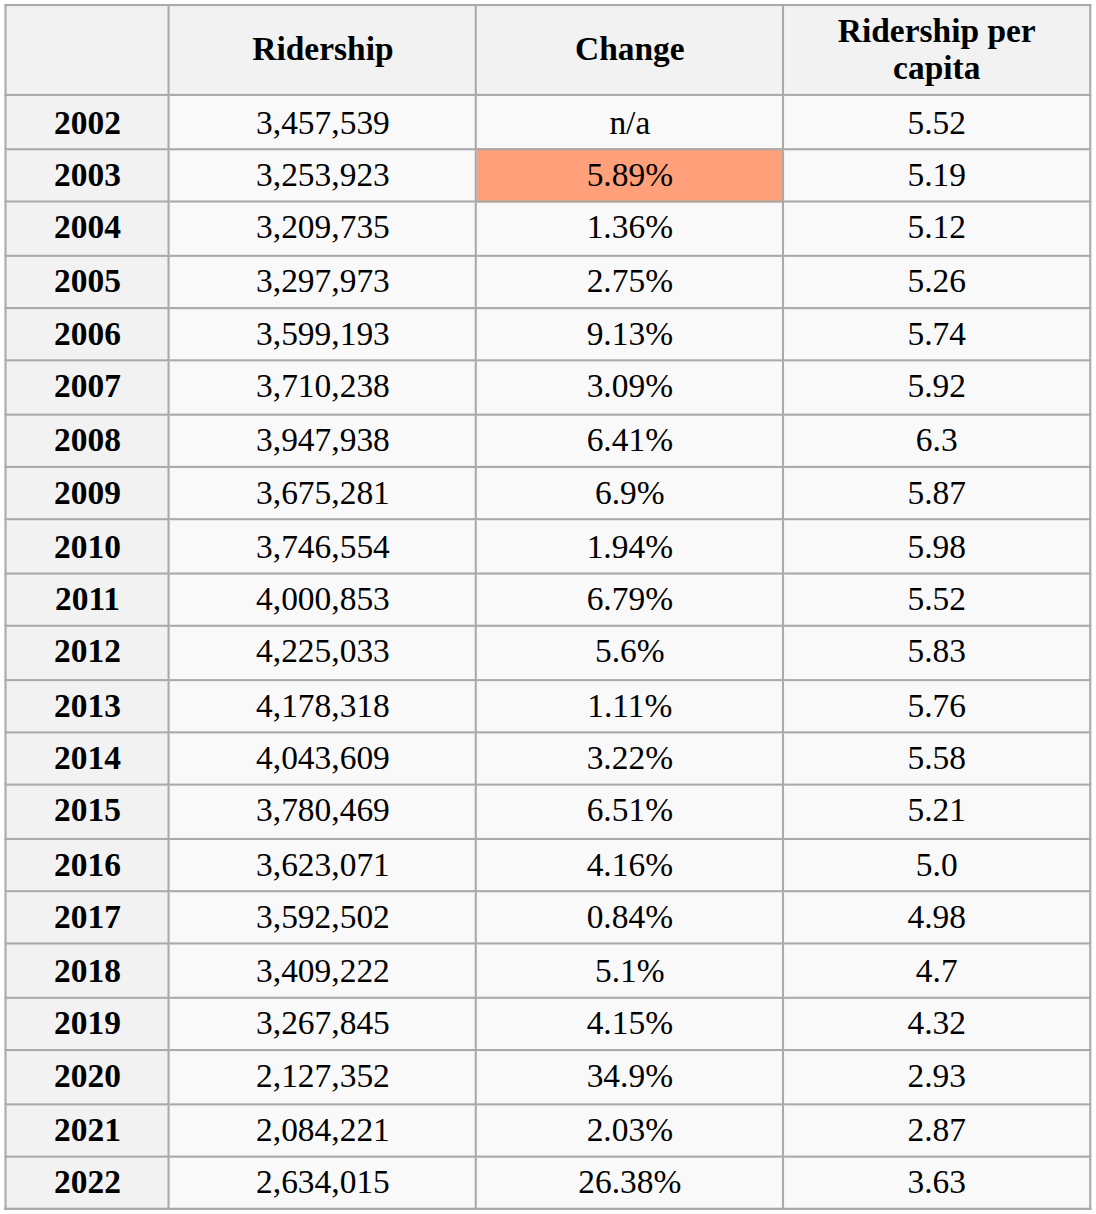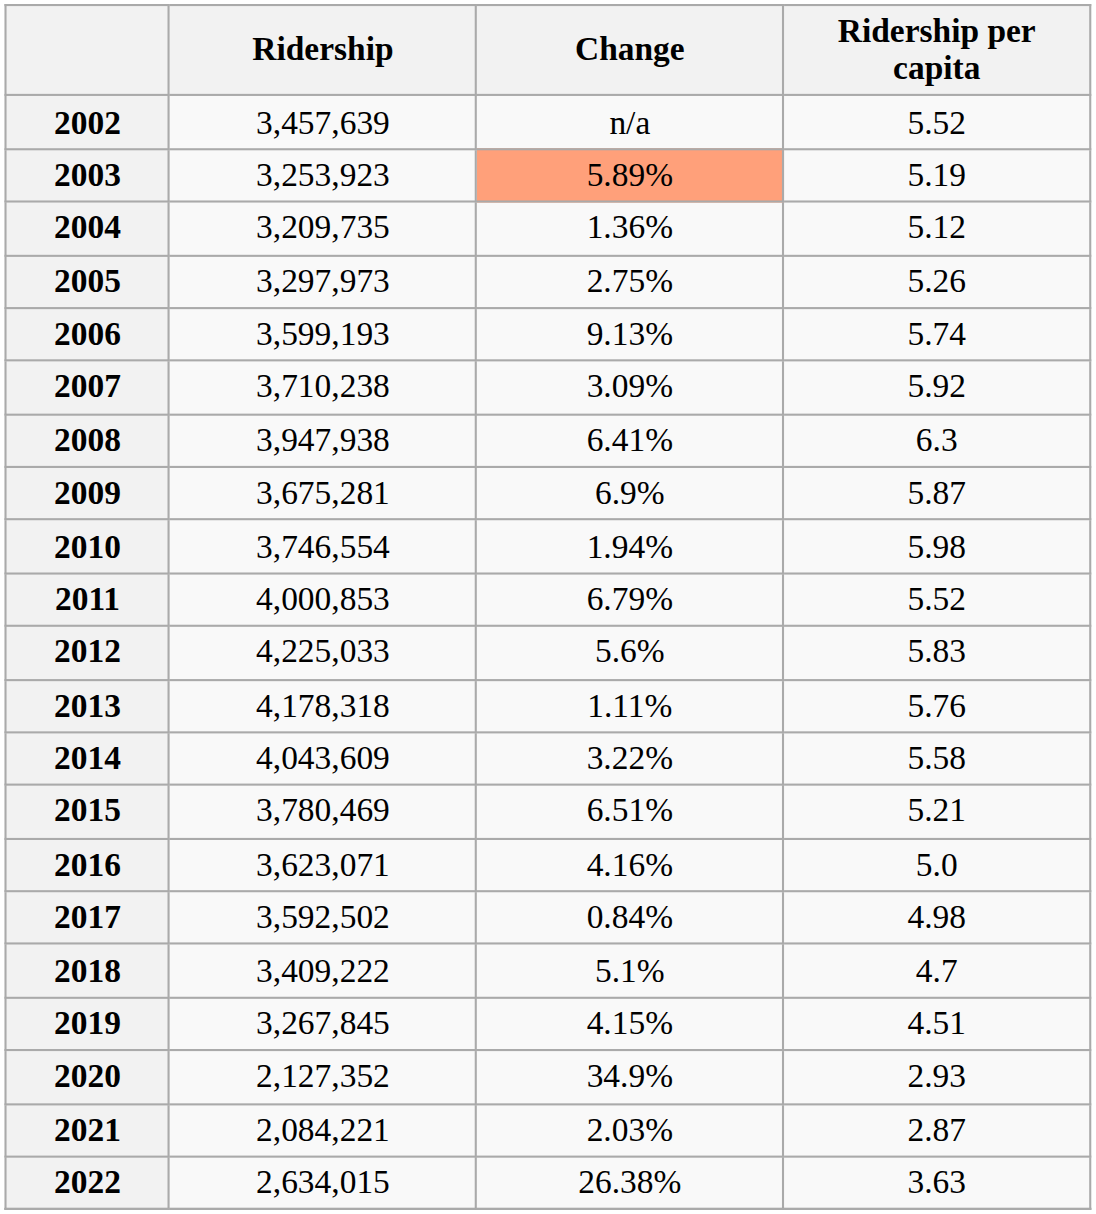(323, 121) 3,457,539 -> (323, 121) 3,457,639
(937, 1023) 4.32 -> (937, 1023) 4.51
